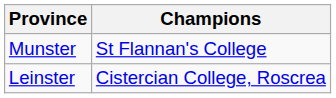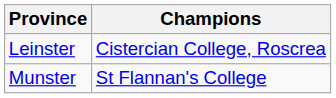rows swapped: (42, 78) <-> (42, 48)
